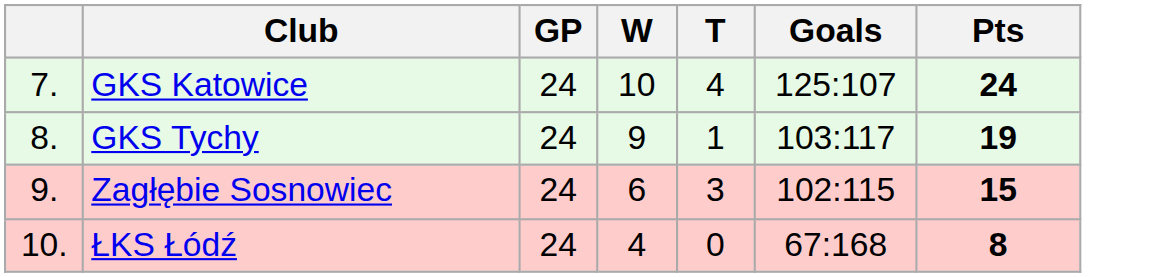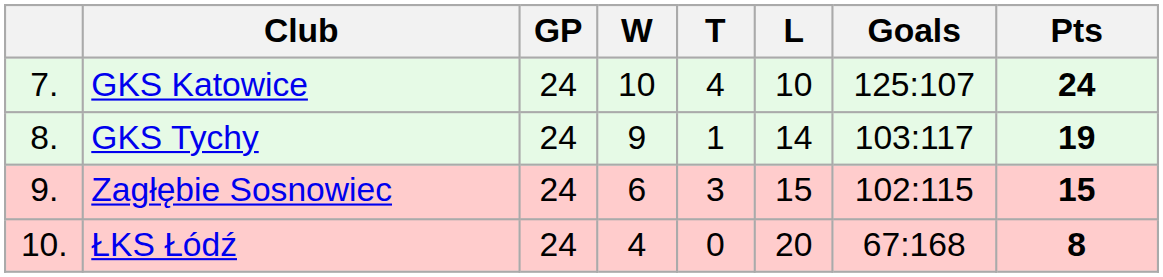+ column: (794, 31)
